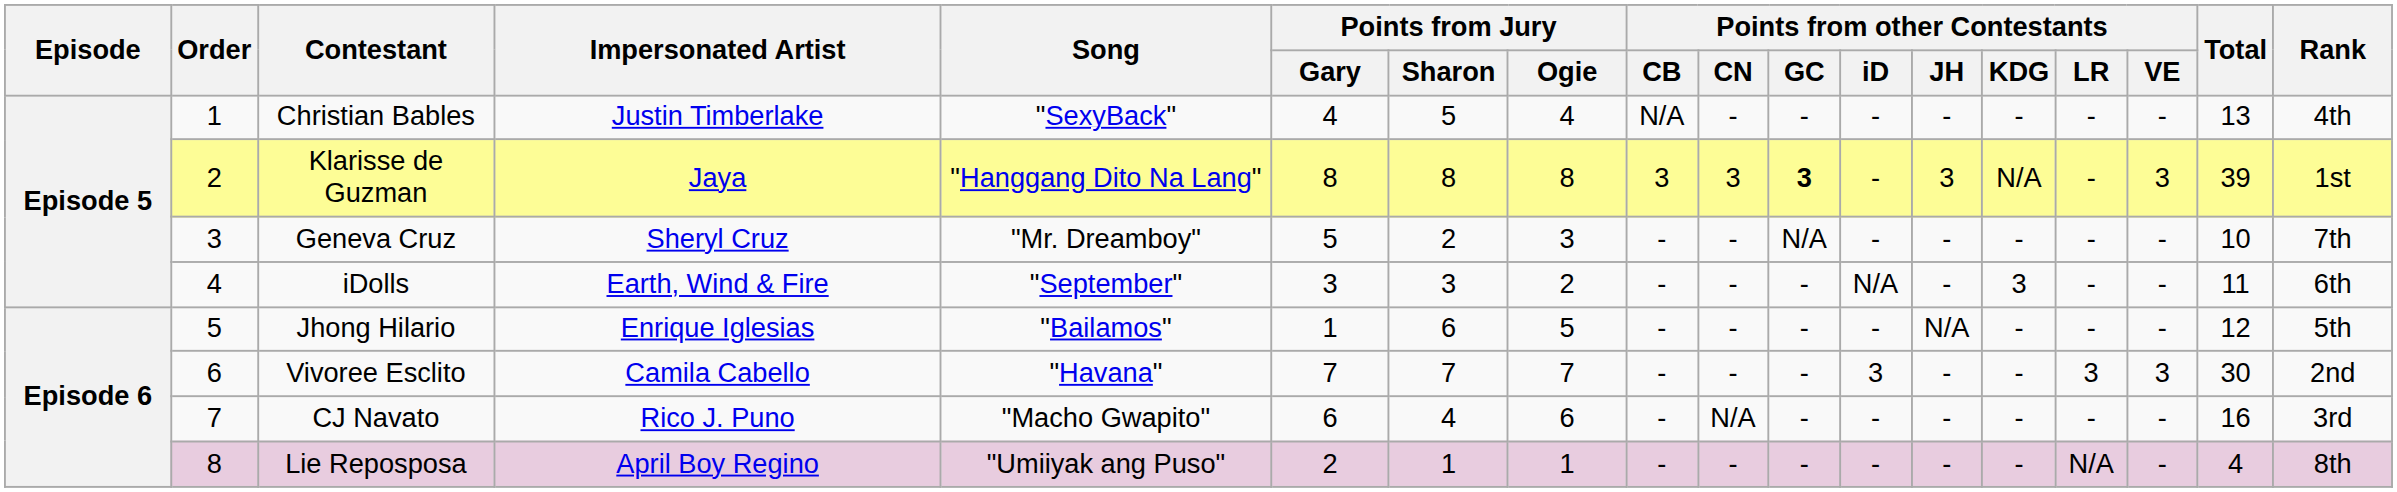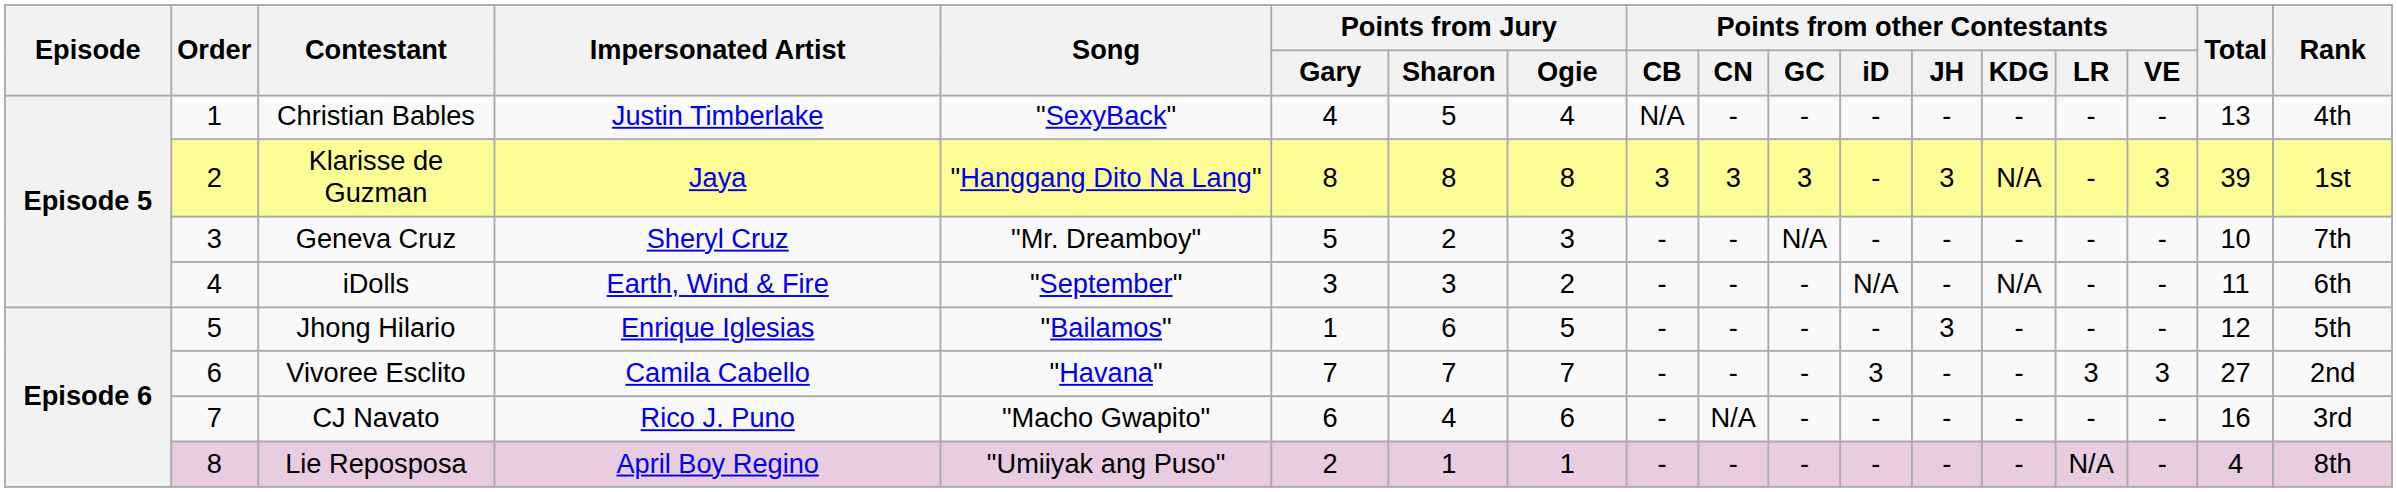(1804, 178) bold -> (1805, 178) normal
(2019, 283) 3 -> (2019, 283) N/A
(1947, 328) N/A -> (1947, 328) 3
(2236, 373) 30 -> (2236, 373) 27
